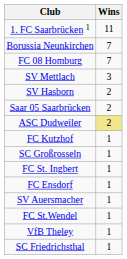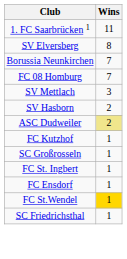+ row: (50, 45)
- row: (50, 107)
- row: (50, 200)
(109, 216) no background -> (109, 200) gold background
- row: (50, 231)
